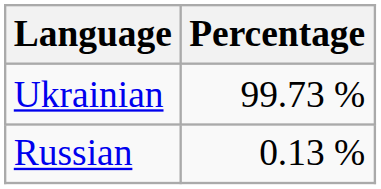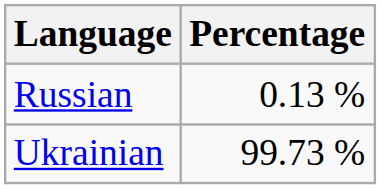rows swapped: (89, 93) <-> (73, 152)
